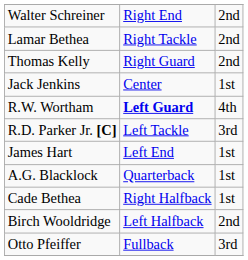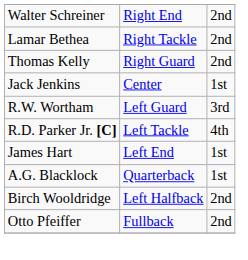(158, 107) bold -> (155, 107) normal
(227, 107) 4th -> (220, 107) 3rd
(228, 130) 3rd -> (219, 130) 4th
- row: (44, 198)
(228, 244) 3rd -> (221, 221) 2nd
